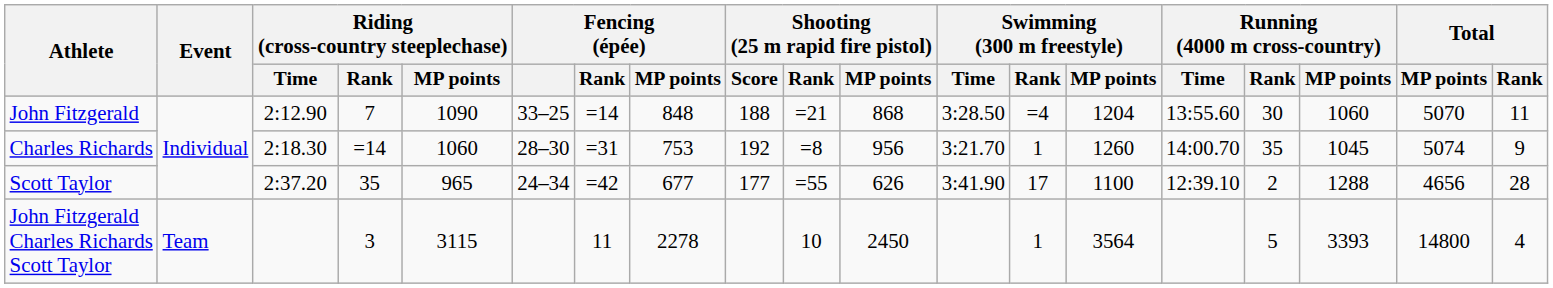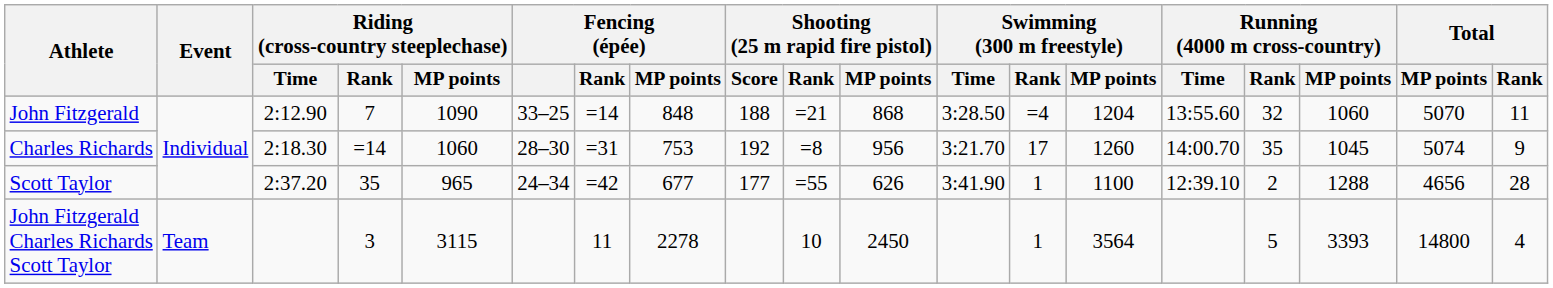(1272, 113) 30 -> (1272, 113) 32
(1038, 148) 1 -> (1038, 148) 17
(1038, 182) 17 -> (1038, 182) 1
